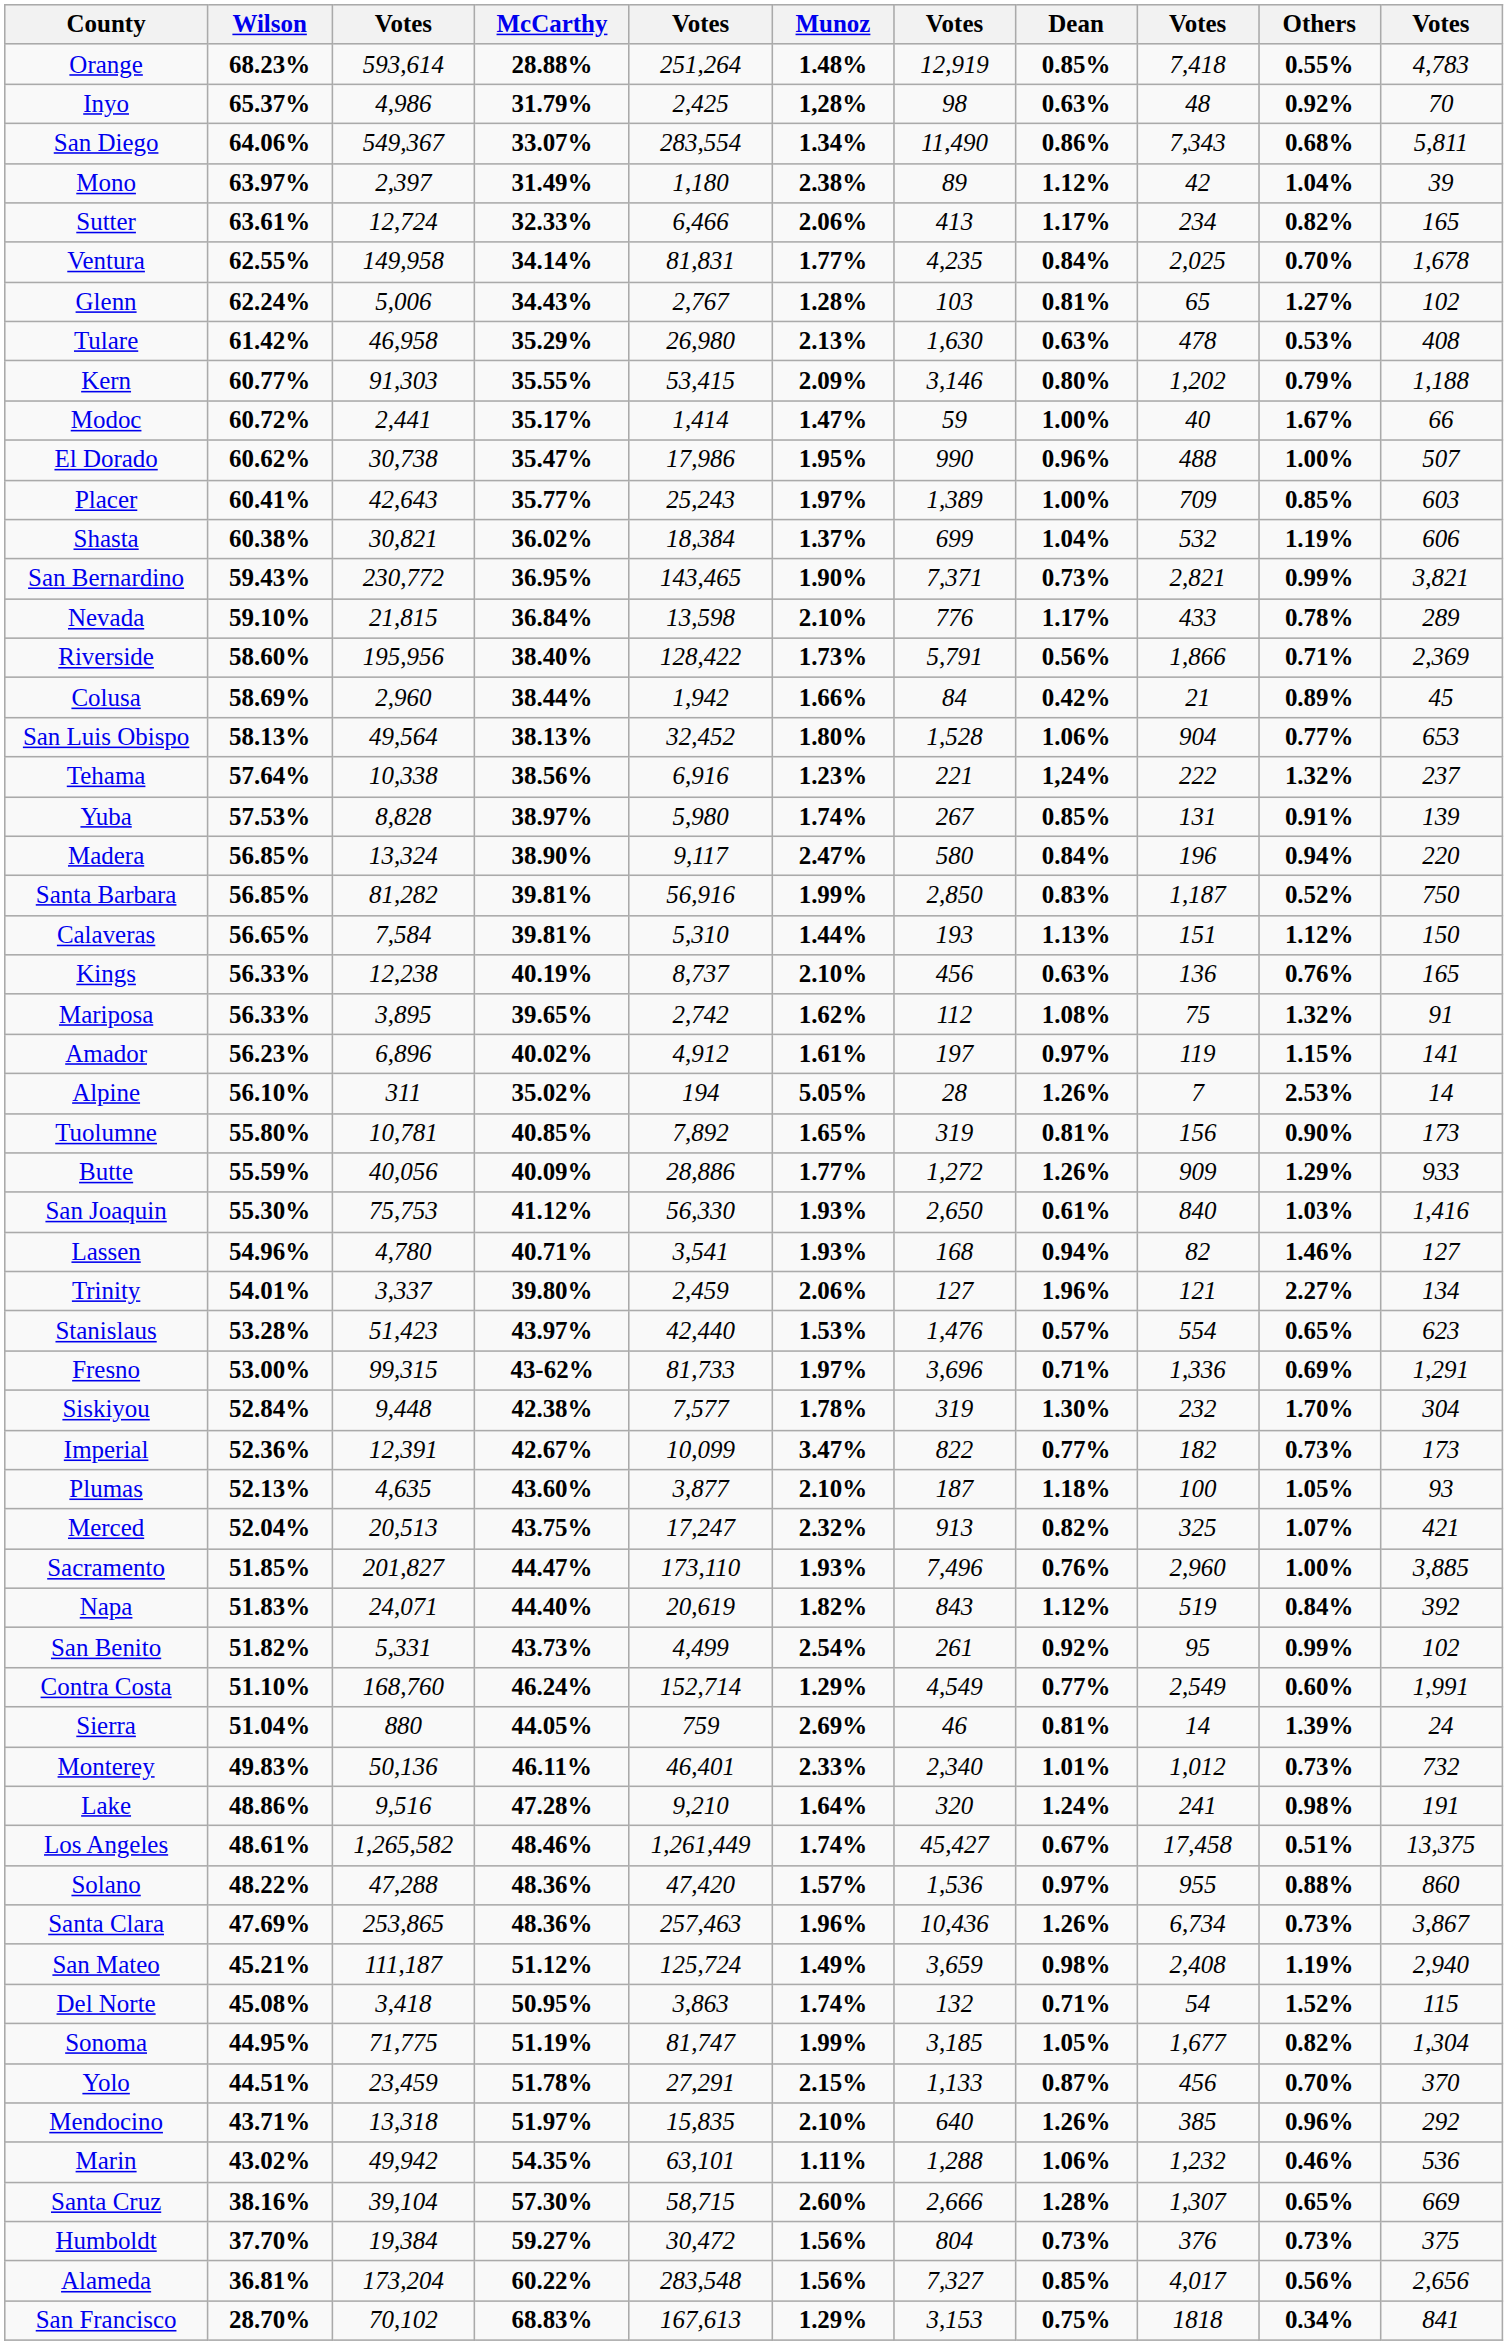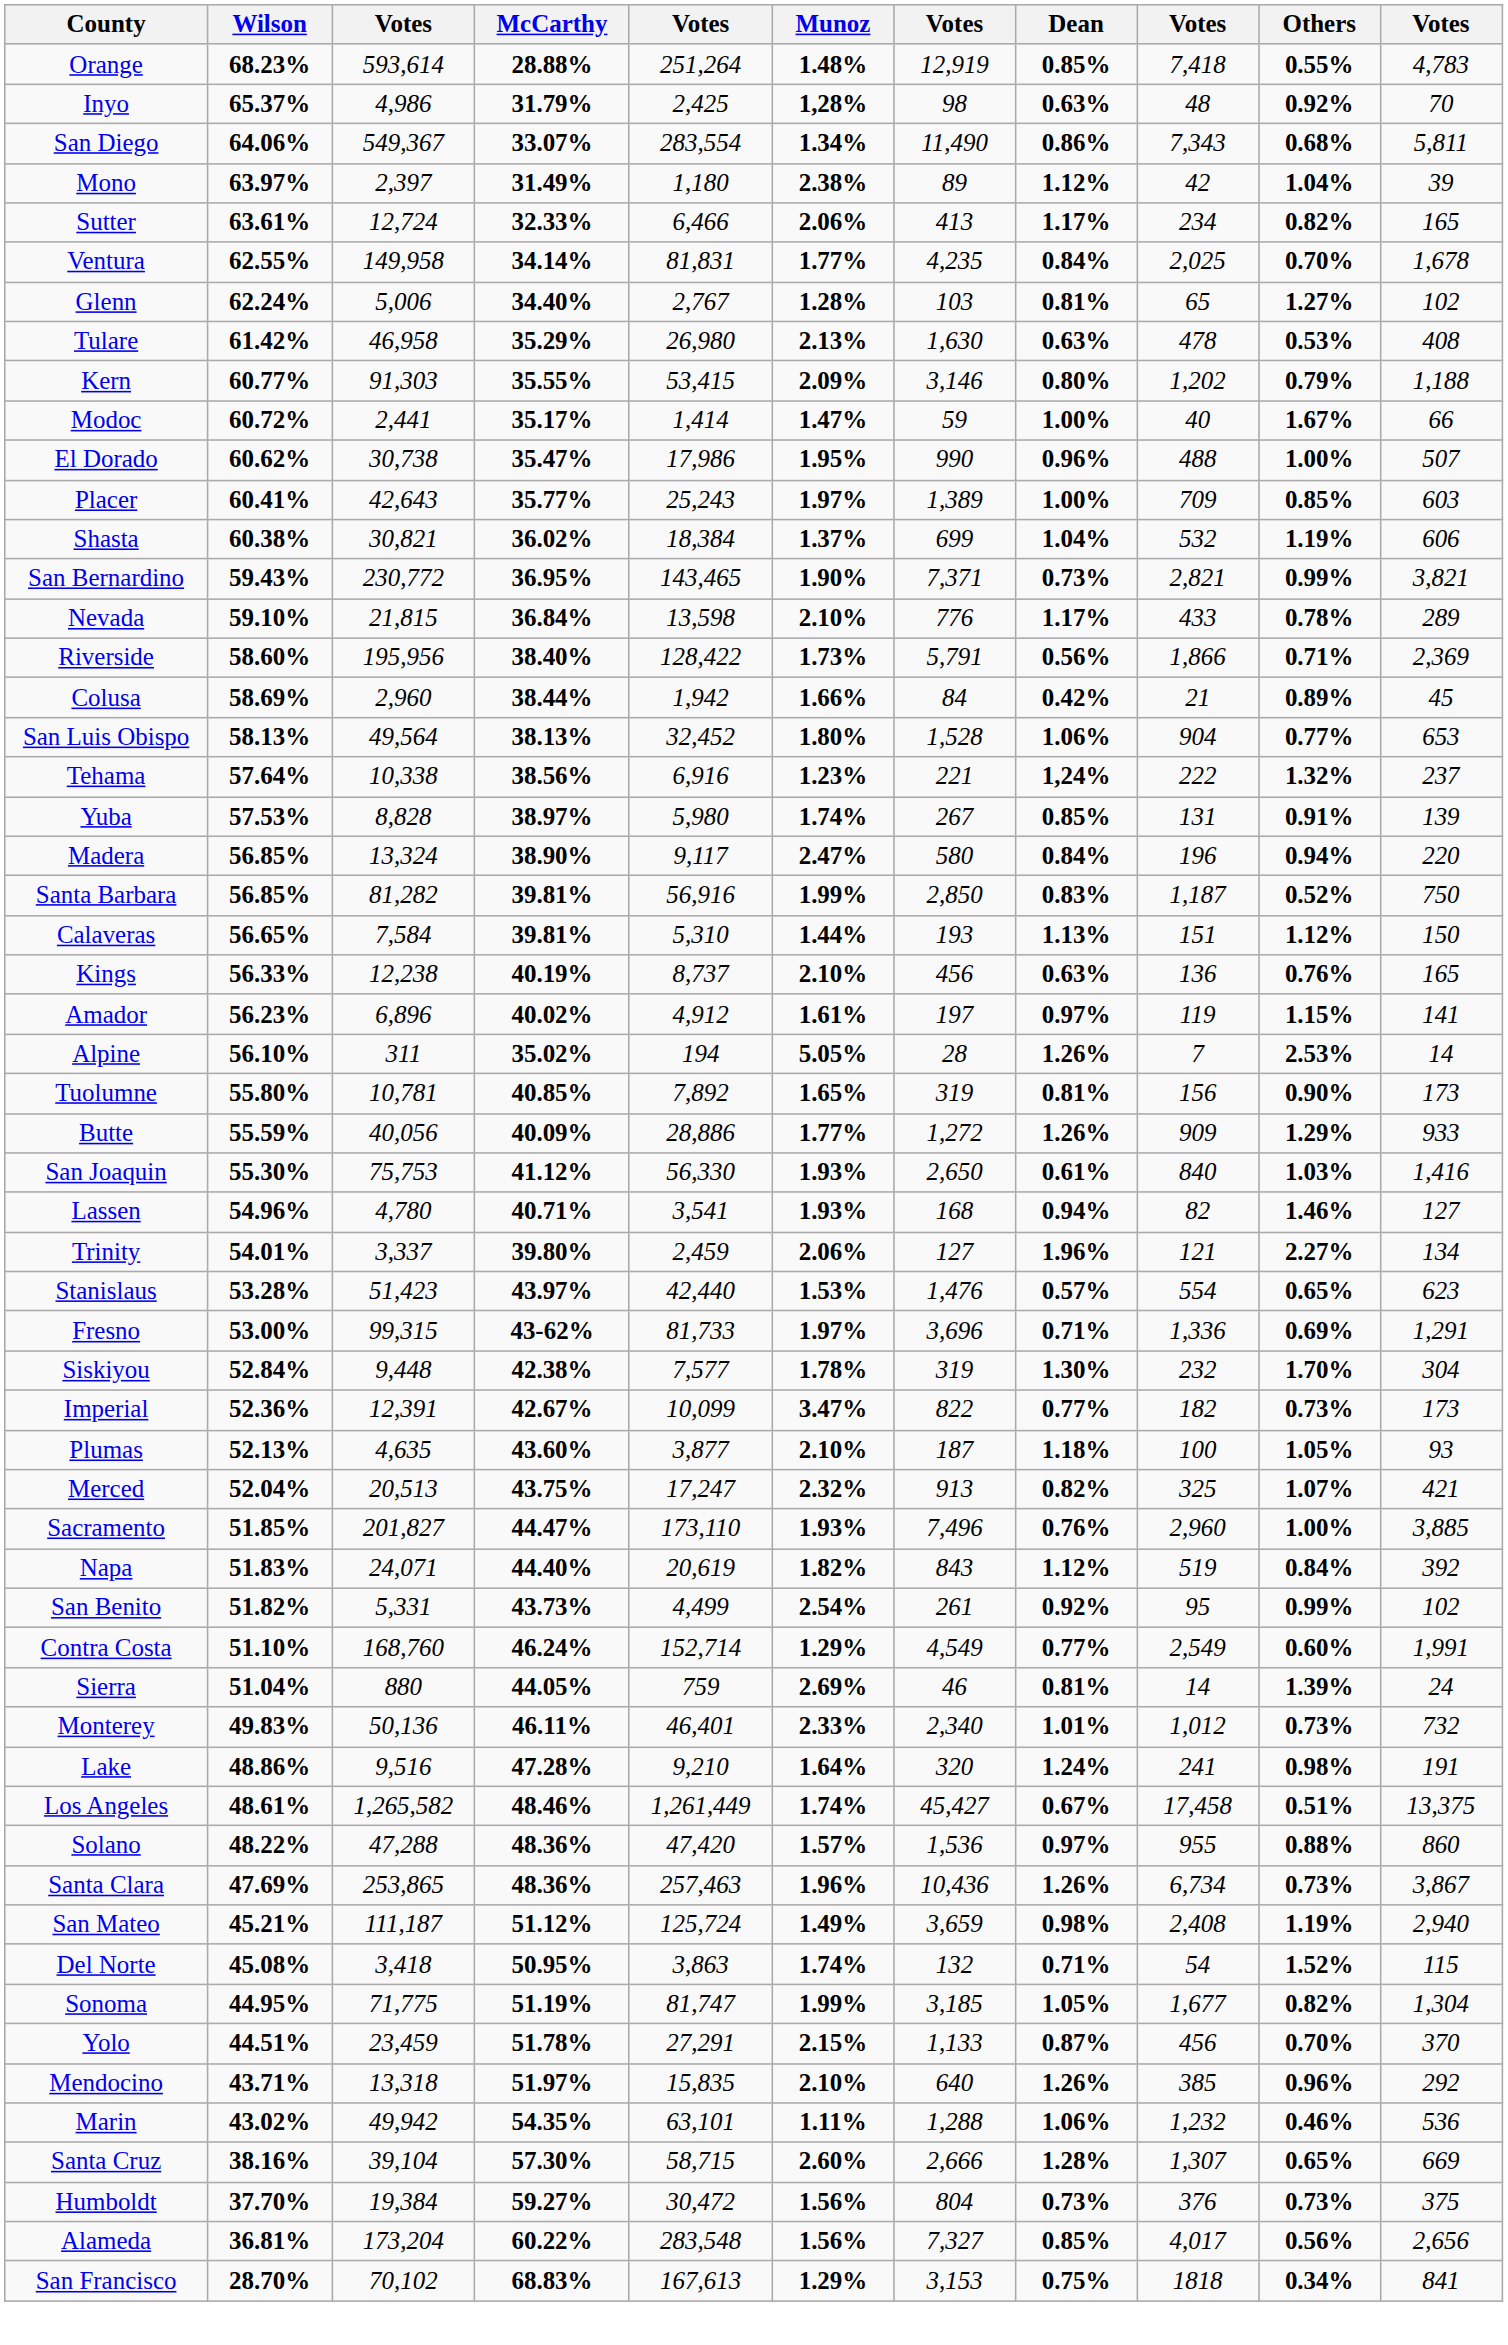(552, 301) 34.43% -> (552, 301) 34.40%
- row: (106, 1013)
